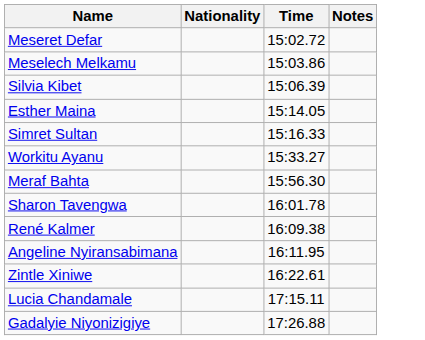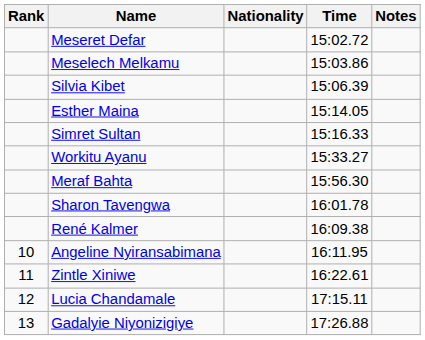+ column: (26, 16)
